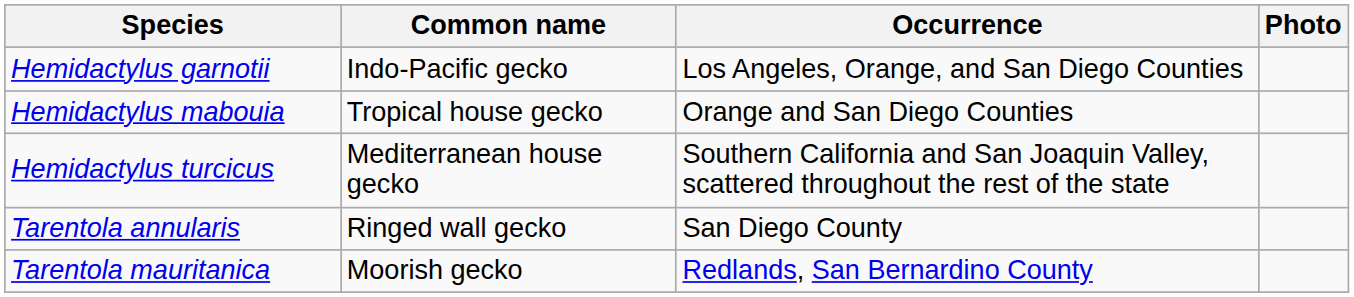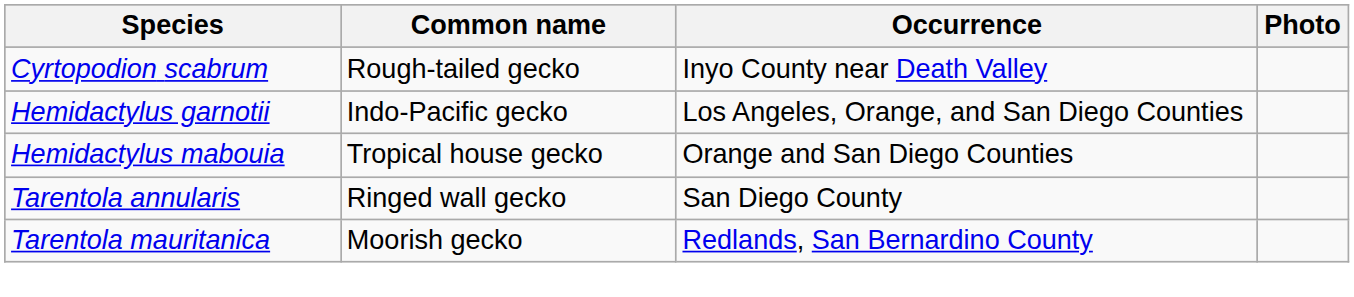+ row: (140, 68)
- row: (143, 169)
